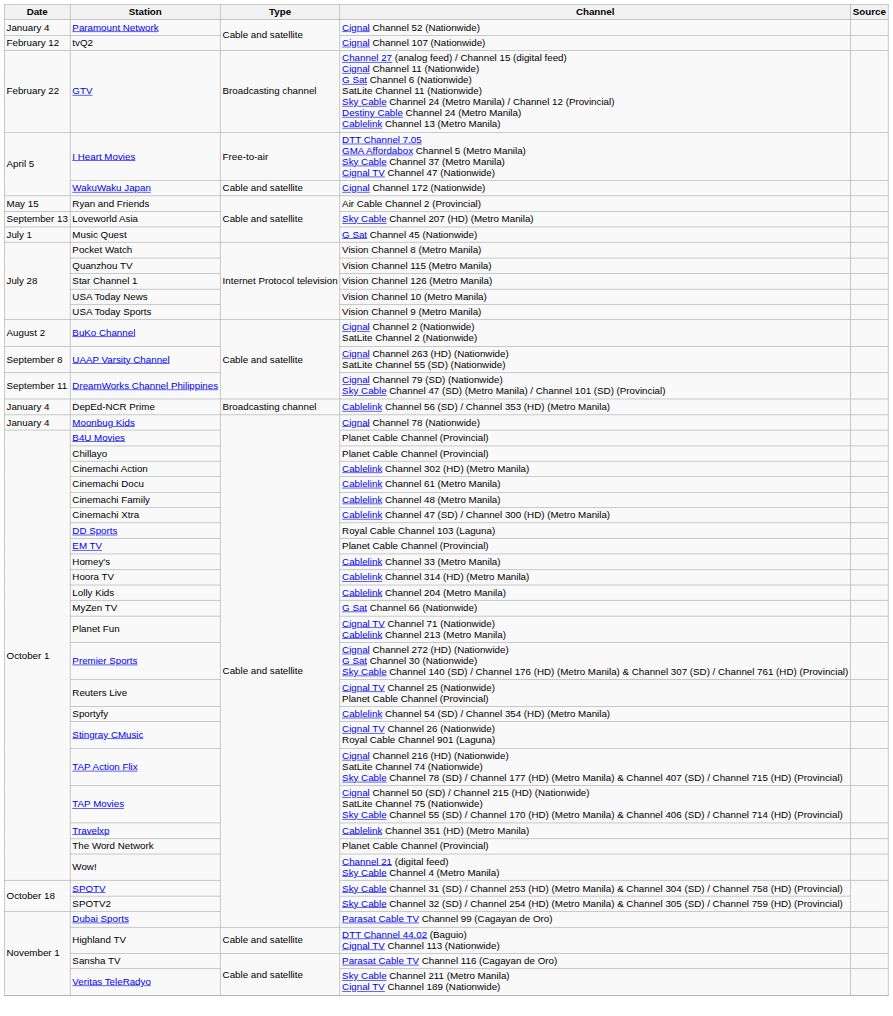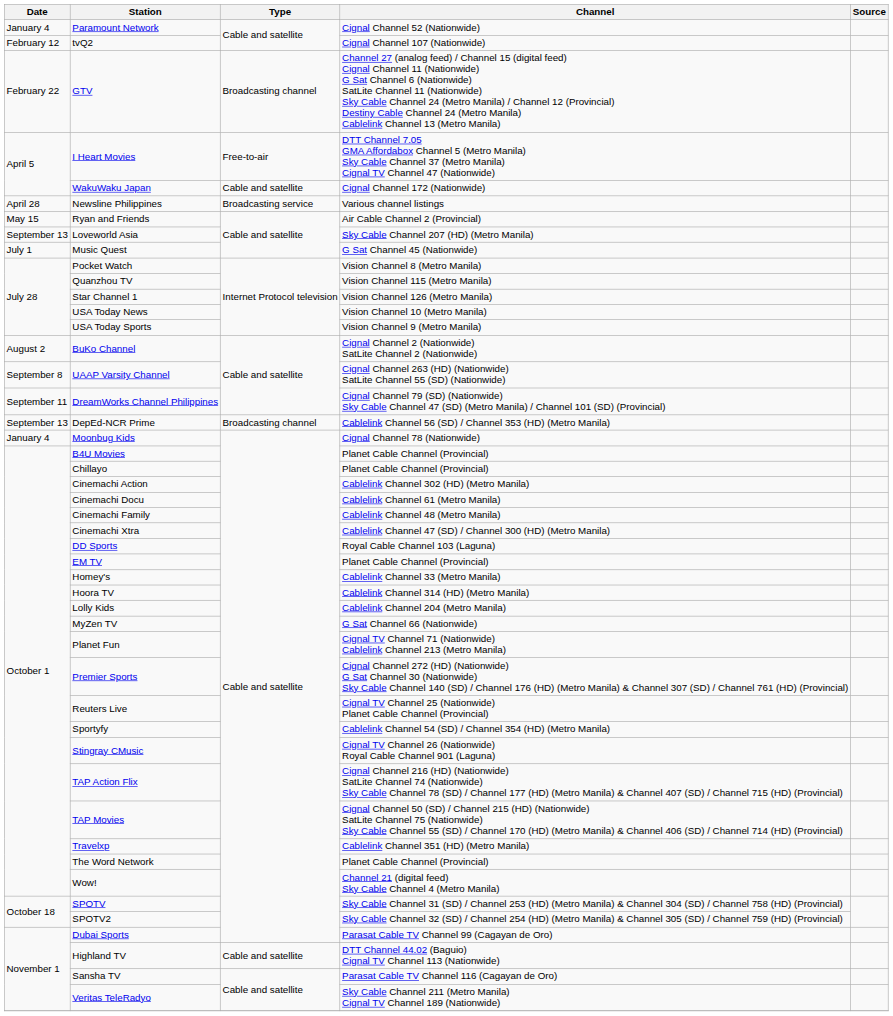+ row: (117, 203)
(28, 407) January 4 -> (37, 422) September 13
